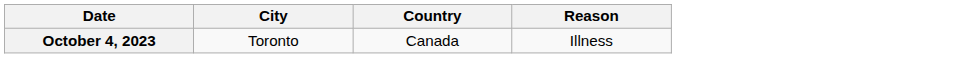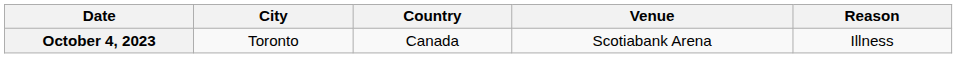+ column: (652, 16)
